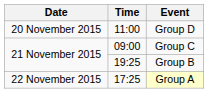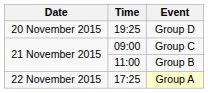(127, 29) 11:00 -> (127, 29) 19:25
(127, 63) 19:25 -> (127, 63) 11:00
